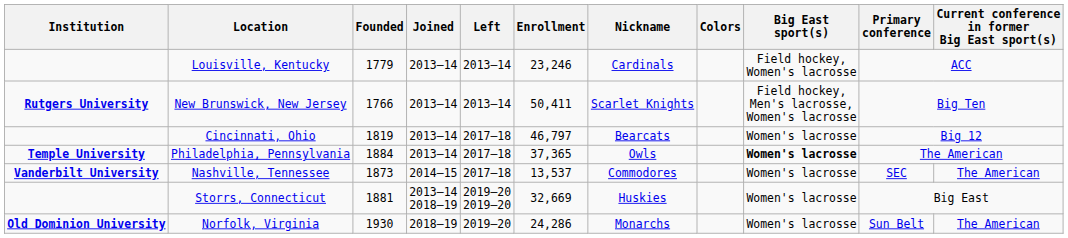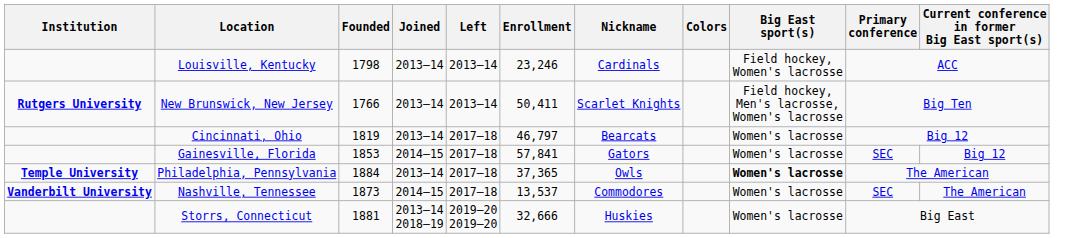(380, 65) 1779 -> (366, 65) 1798
+ row: (247, 154)
(551, 198) 32,669 -> (537, 217) 32,666
- row: (261, 223)
